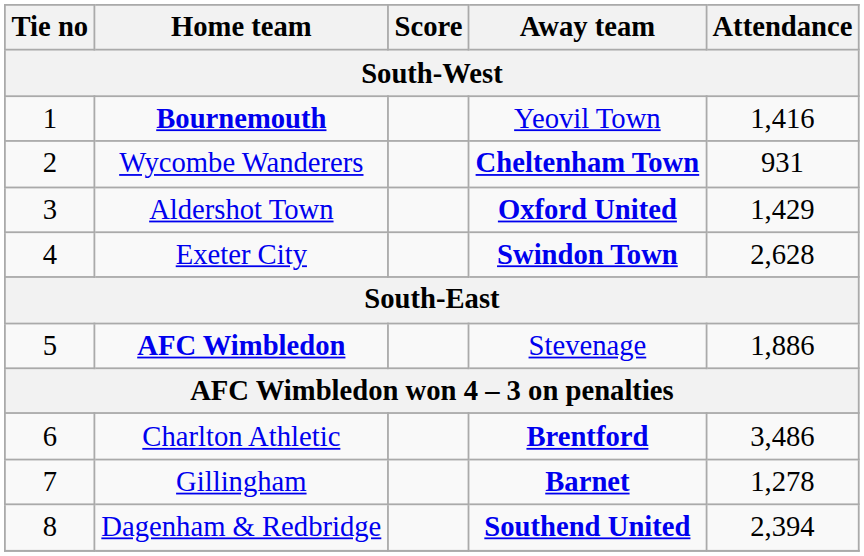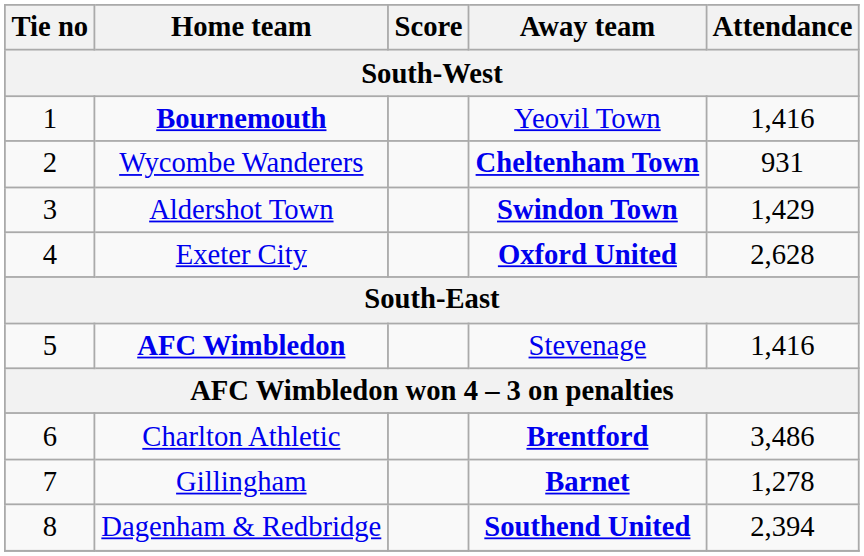(587, 208) Oxford United -> (587, 208) Swindon Town
(587, 254) Swindon Town -> (587, 254) Oxford United
(782, 345) 1,886 -> (782, 345) 1,416
